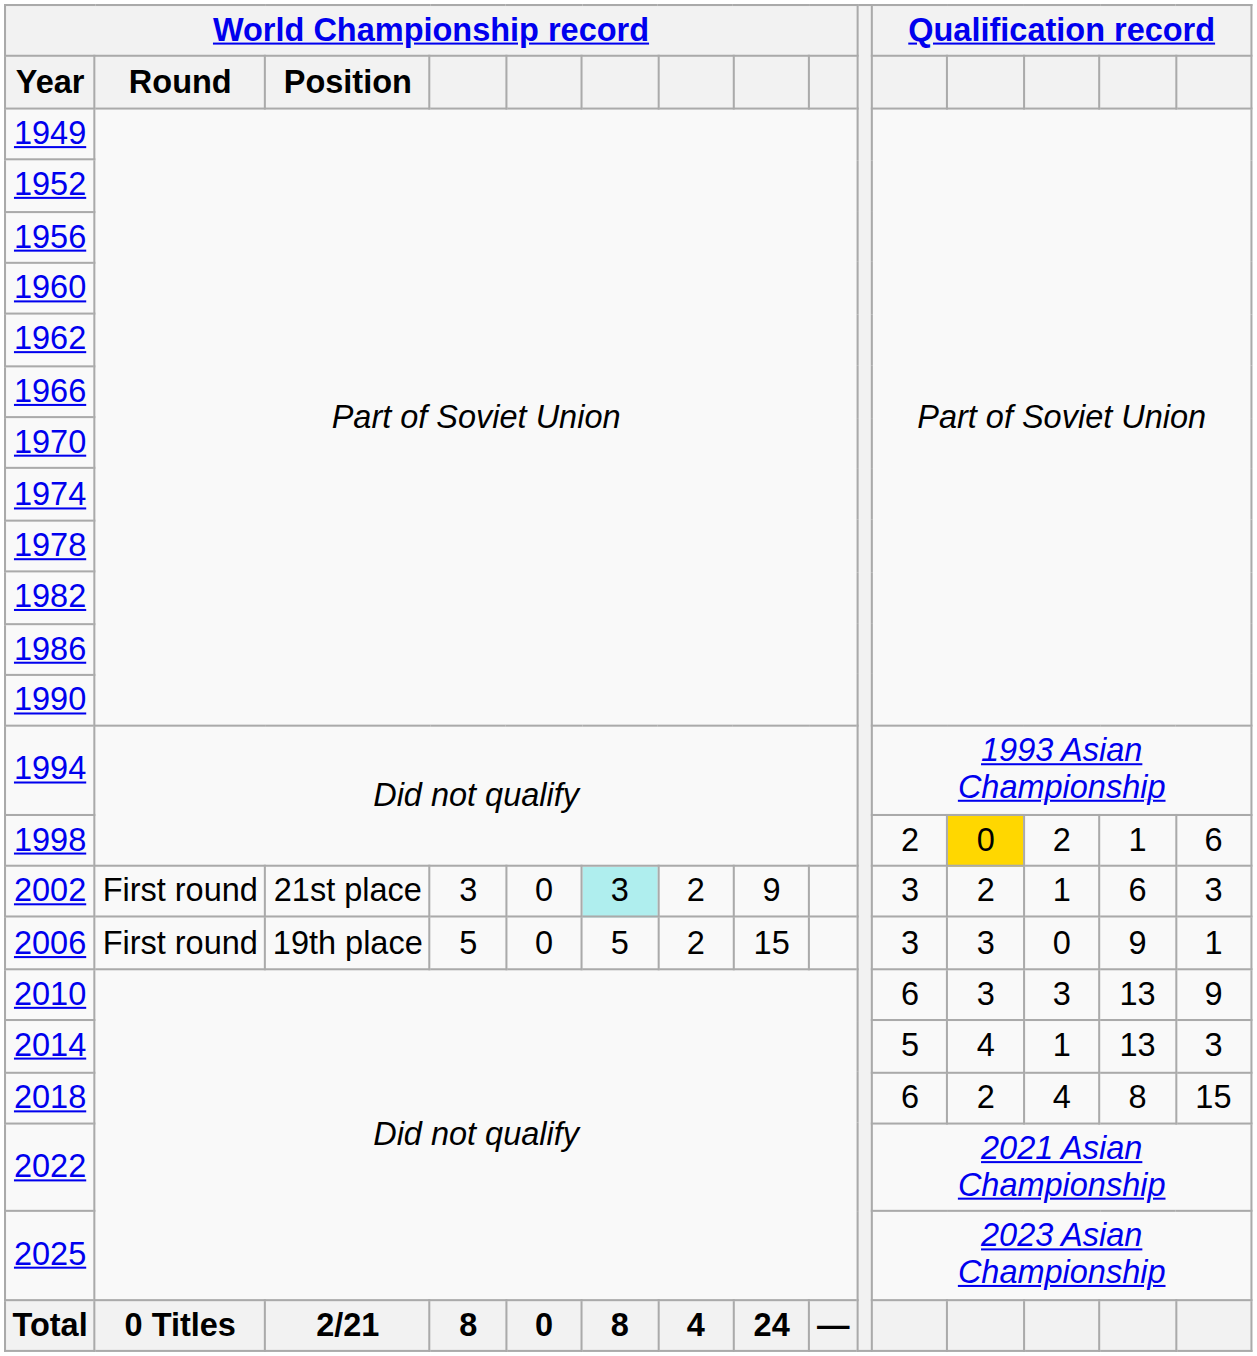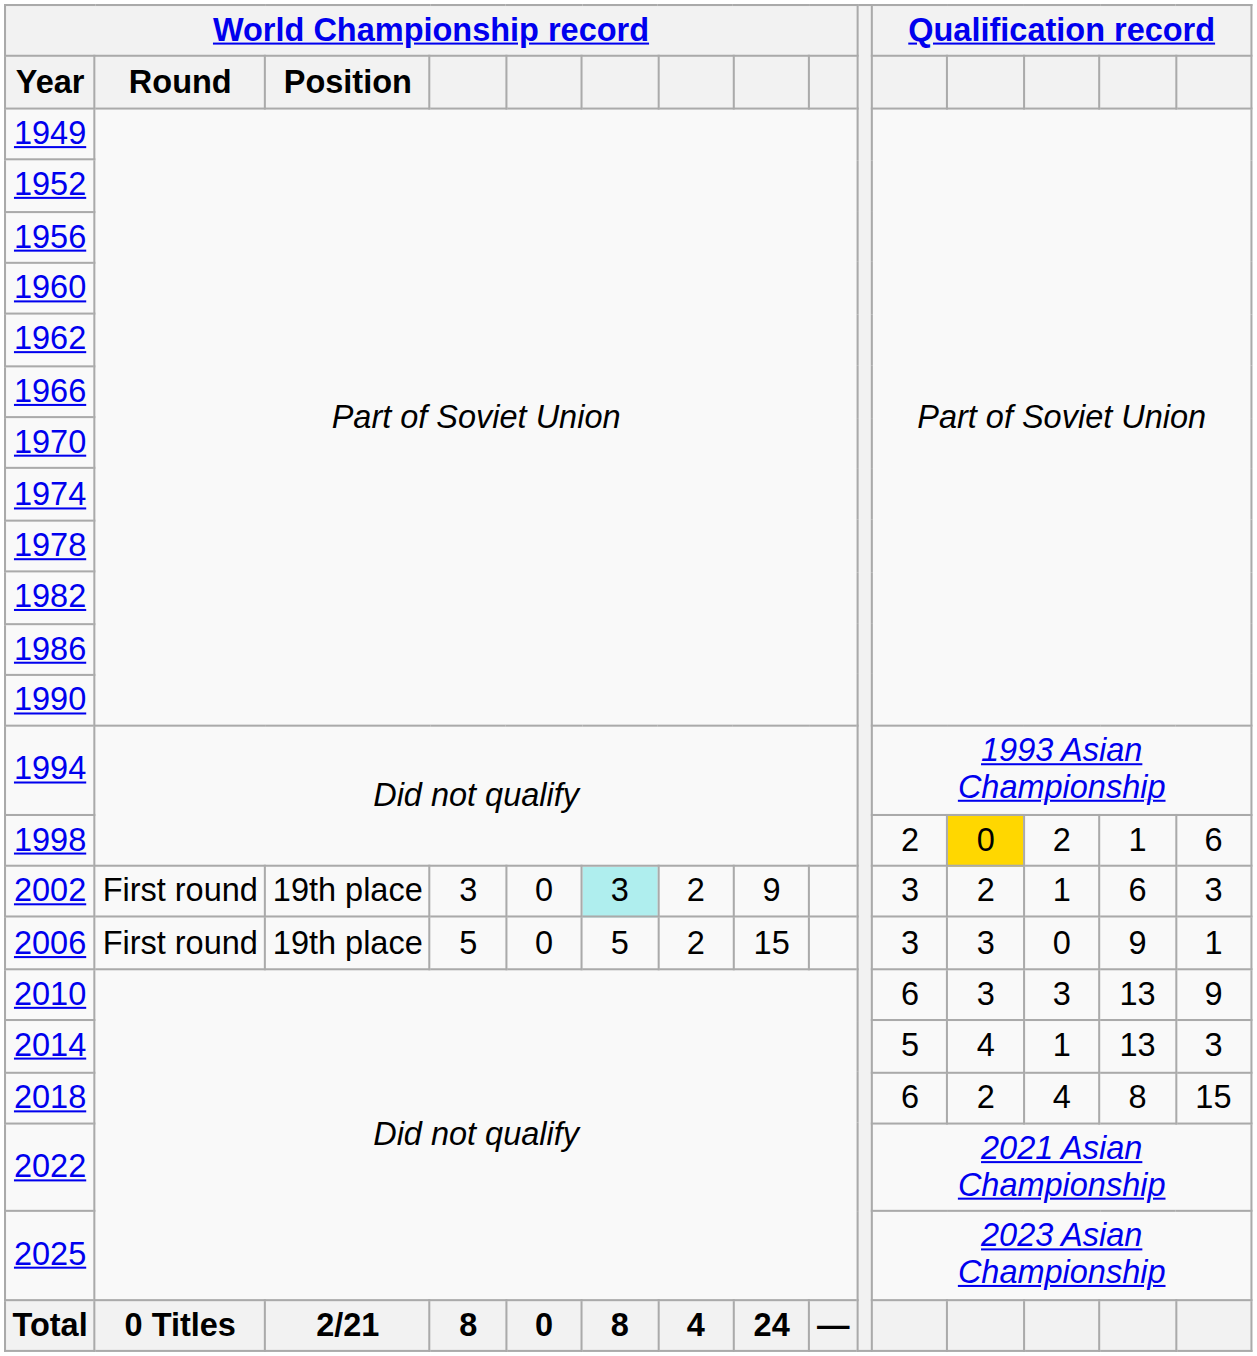(348, 890) 21st place -> (348, 890) 19th place
